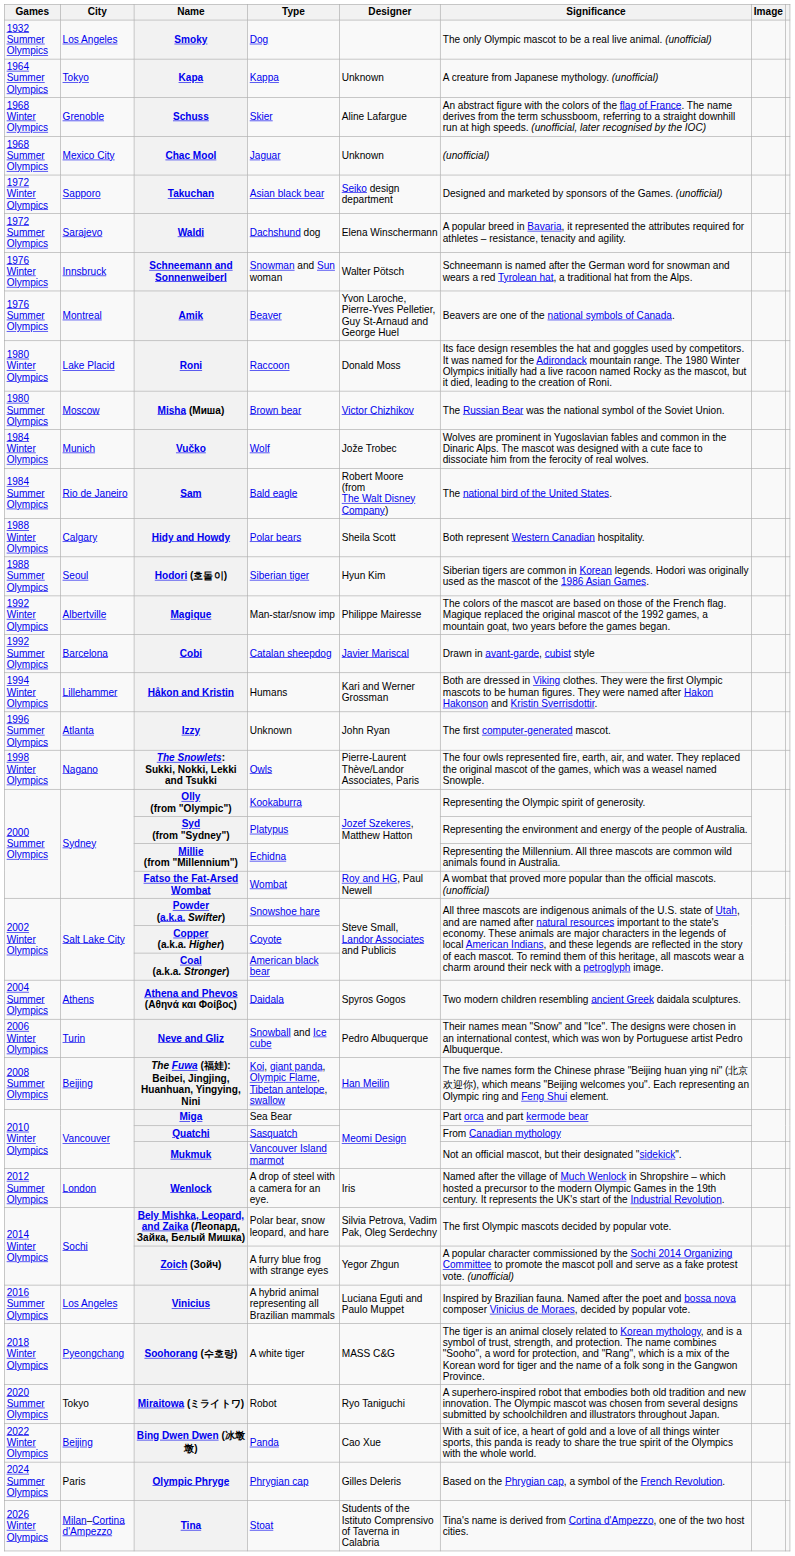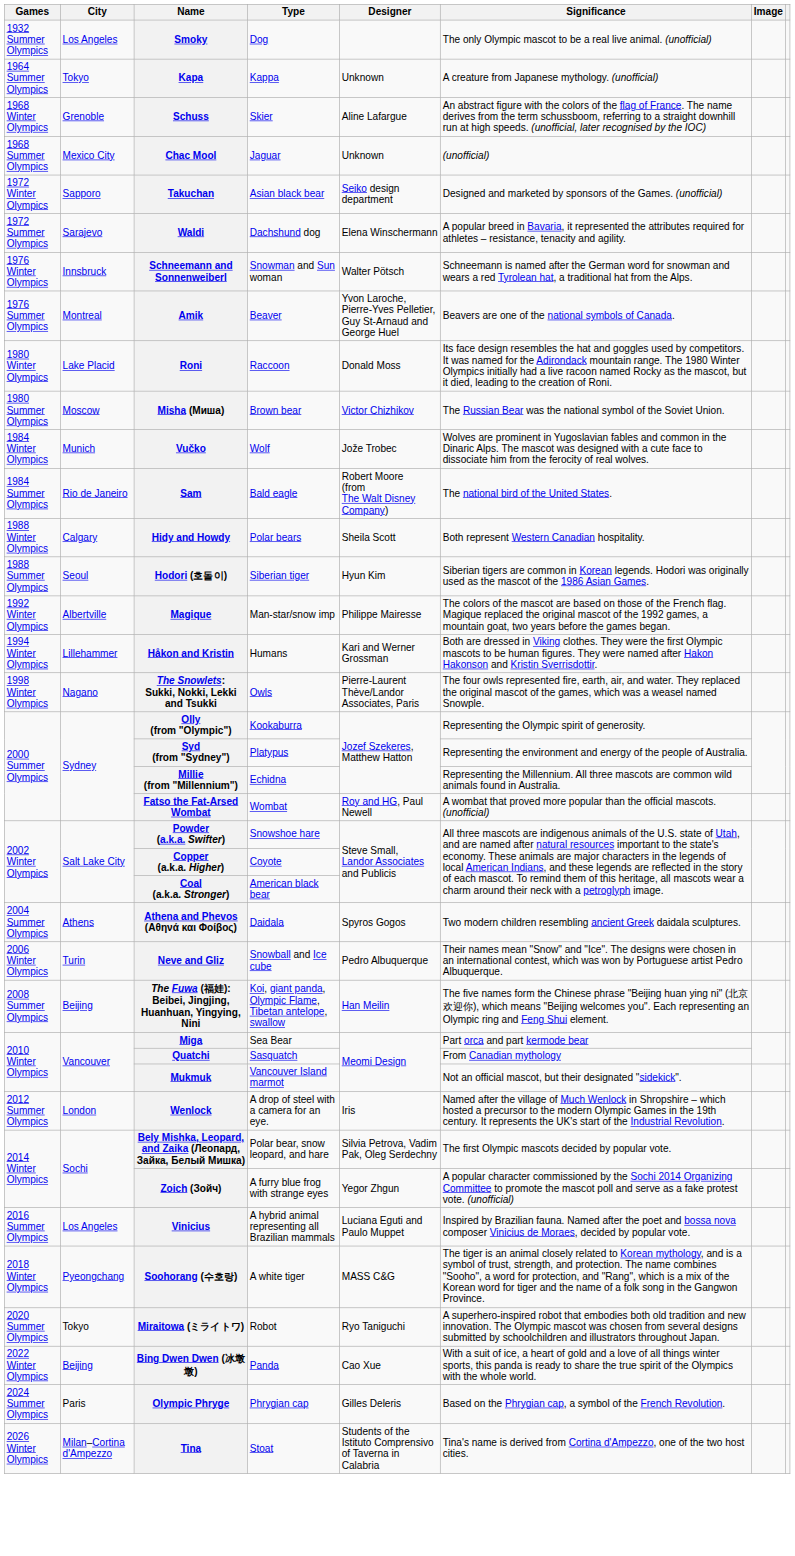- row: (191, 653)
- row: (191, 731)
